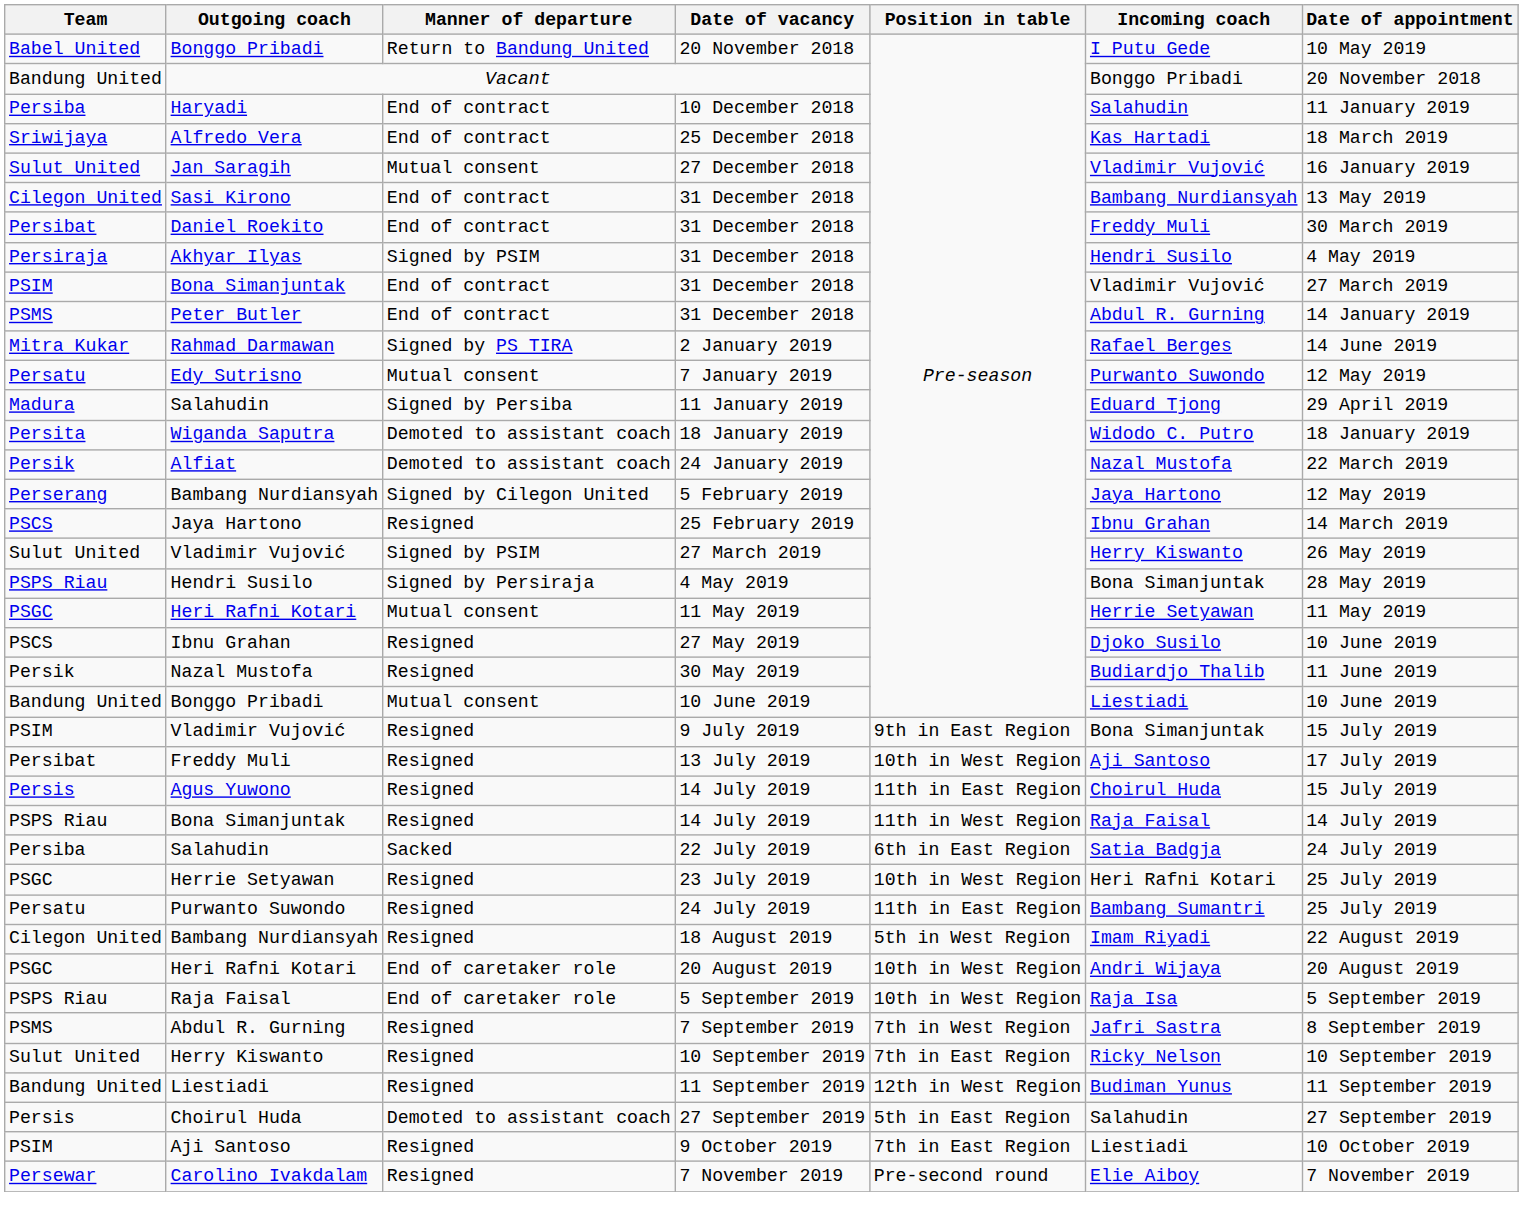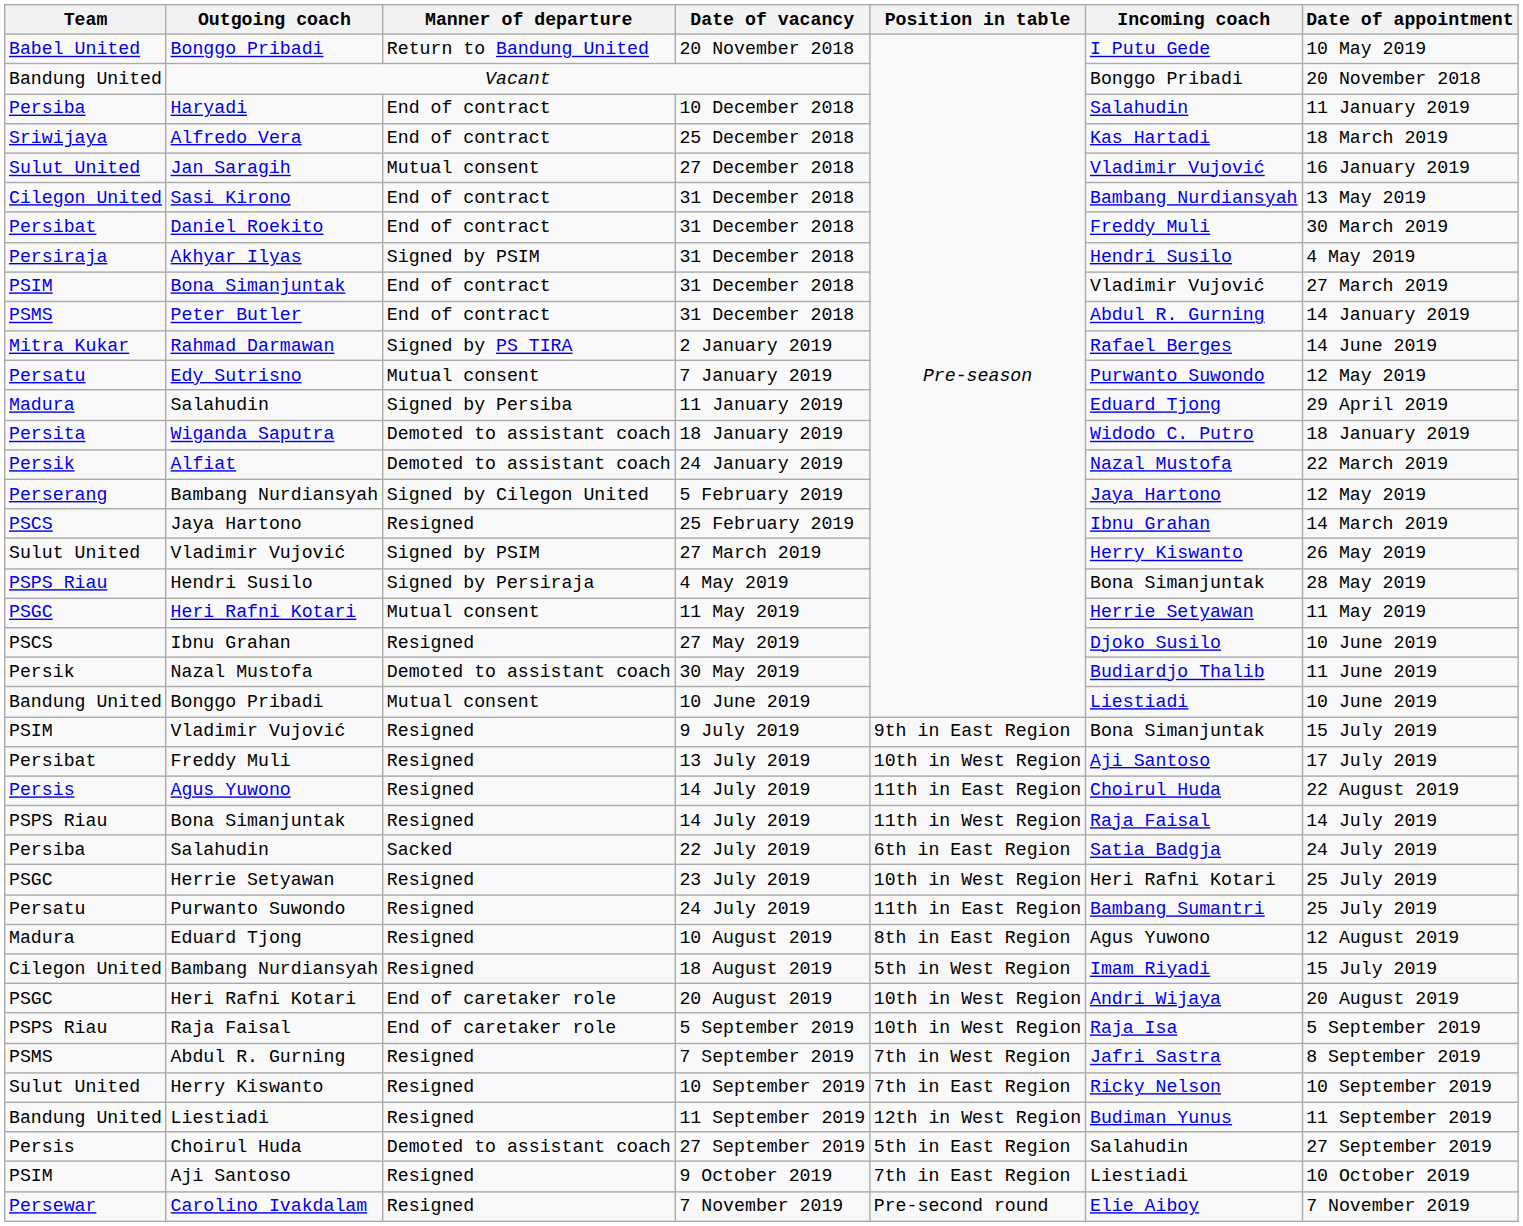(430, 672) Resigned -> (529, 672) Demoted to assistant coach
(1372, 791) 15 July 2019 -> (1383, 791) 22 August 2019
+ row: (236, 939)
(1383, 939) 22 August 2019 -> (1372, 969) 15 July 2019
